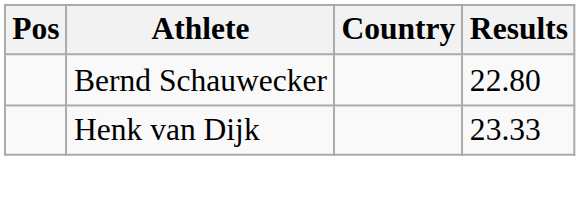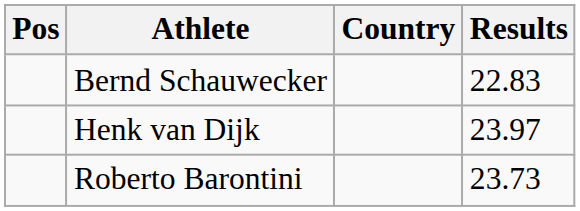(505, 79) 22.80 -> (505, 79) 22.83
(505, 129) 23.33 -> (505, 129) 23.97
+ row: (188, 179)
